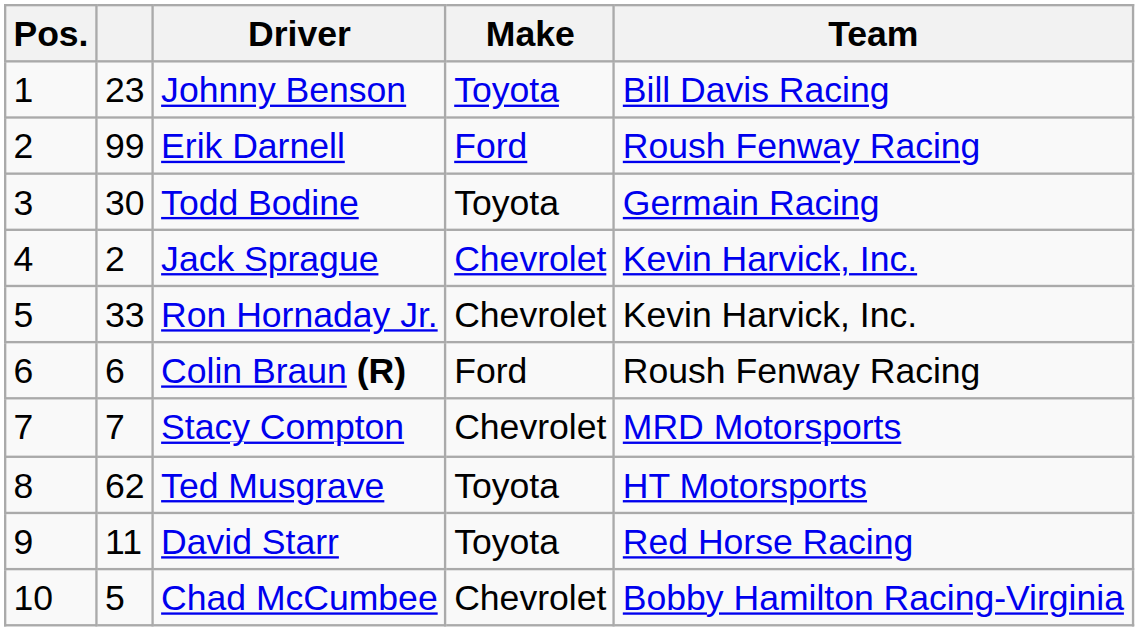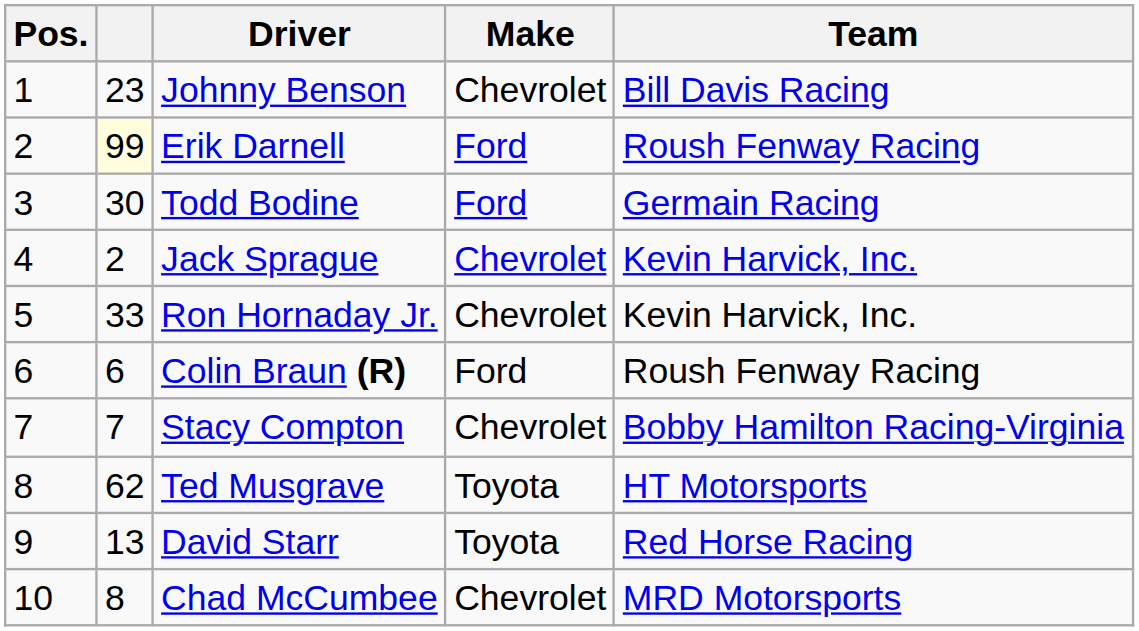(507, 90) Toyota -> (530, 90) Chevrolet
(125, 146) no background -> (125, 146) lightyellow background
(507, 202) Toyota -> (491, 202) Ford
(762, 428) MRD Motorsports -> (873, 428) Bobby Hamilton Racing-Virginia
(123, 540) 11 -> (125, 540) 13
(115, 597) 5 -> (115, 597) 8
(873, 597) Bobby Hamilton Racing-Virginia -> (762, 597) MRD Motorsports
